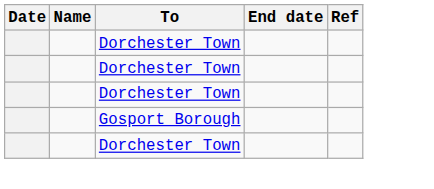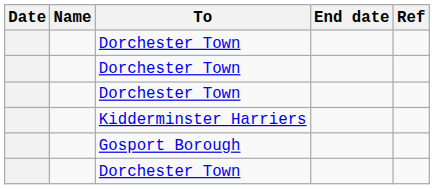+ row: (27, 120)
